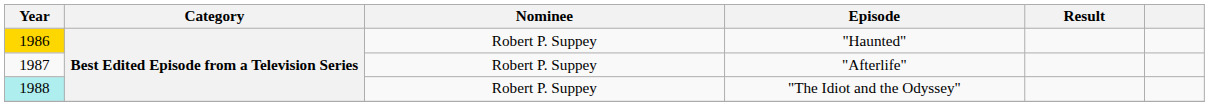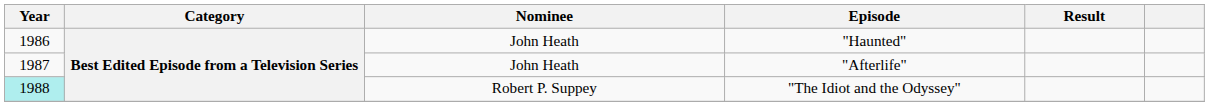(34, 40) gold background -> (34, 40) no background
(544, 40) Robert P. Suppey -> (544, 40) John Heath
(544, 64) Robert P. Suppey -> (544, 64) John Heath
